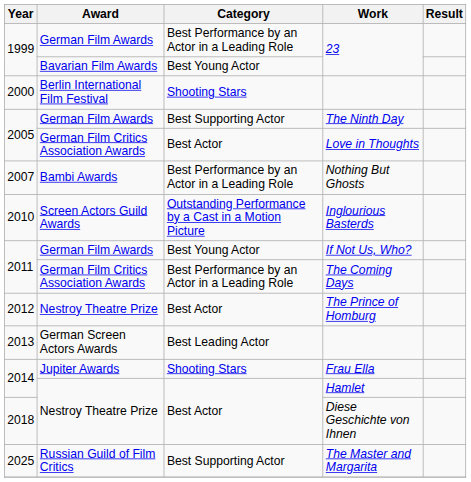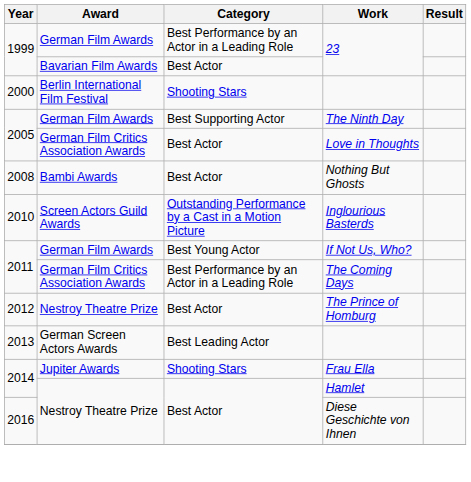(213, 66) Best Young Actor -> (195, 66) Best Actor
(21, 177) 2007 -> (21, 177) 2008
(232, 177) Best Performance by an Actor in a Leading Role -> (195, 177) Best Actor
(21, 420) 2018 -> (21, 420) 2016
- row: (98, 460)
